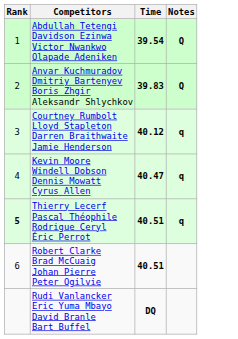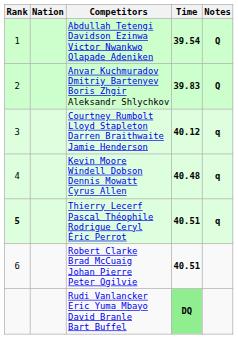+ column: (48, 12)
(151, 176) 40.47 -> (187, 176) 40.48
(151, 311) no background -> (187, 311) lightgreen background
